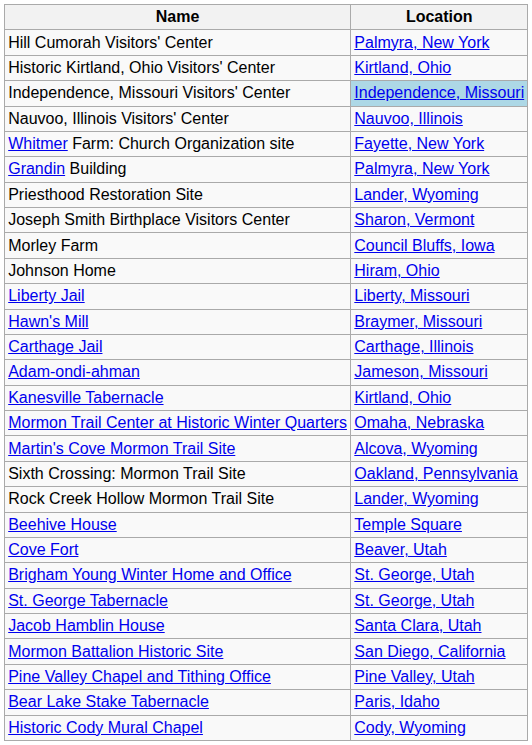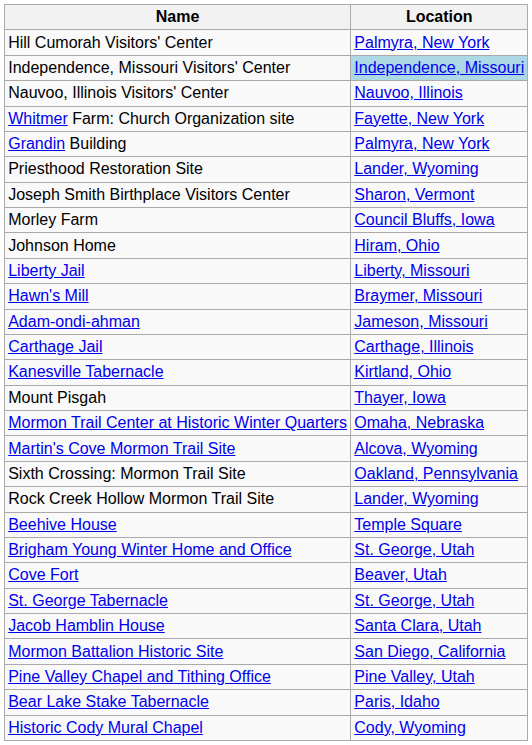- row: (142, 67)
rows swapped: (74, 372) <-> (55, 347)
+ row: (57, 397)
rows swapped: (43, 550) <-> (150, 575)
